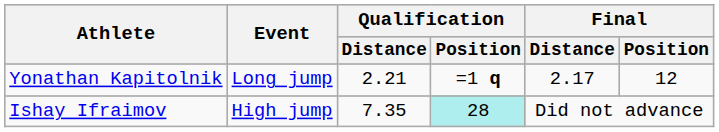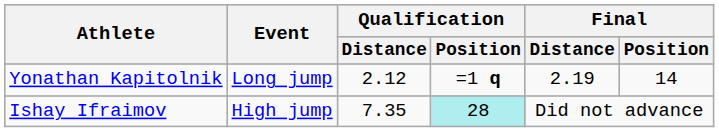(384, 80) 2.21 -> (384, 80) 2.12
(572, 80) 2.17 -> (572, 80) 2.19
(666, 80) 12 -> (666, 80) 14
